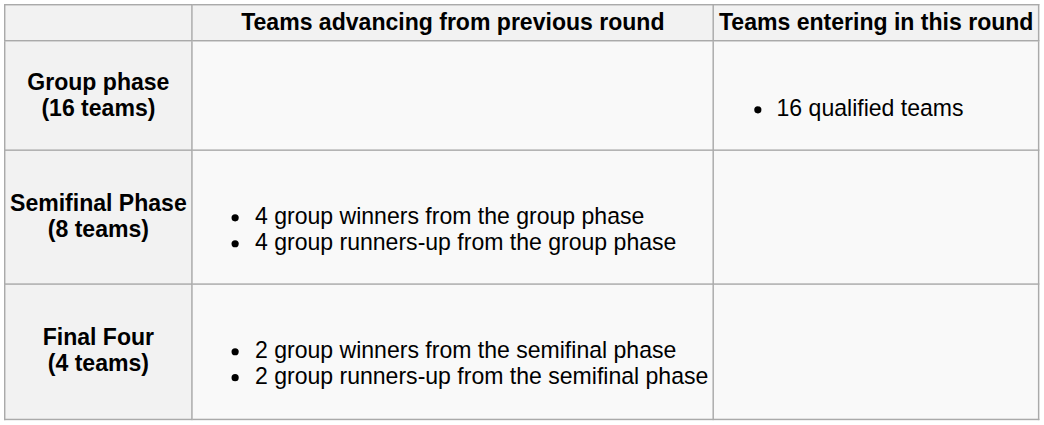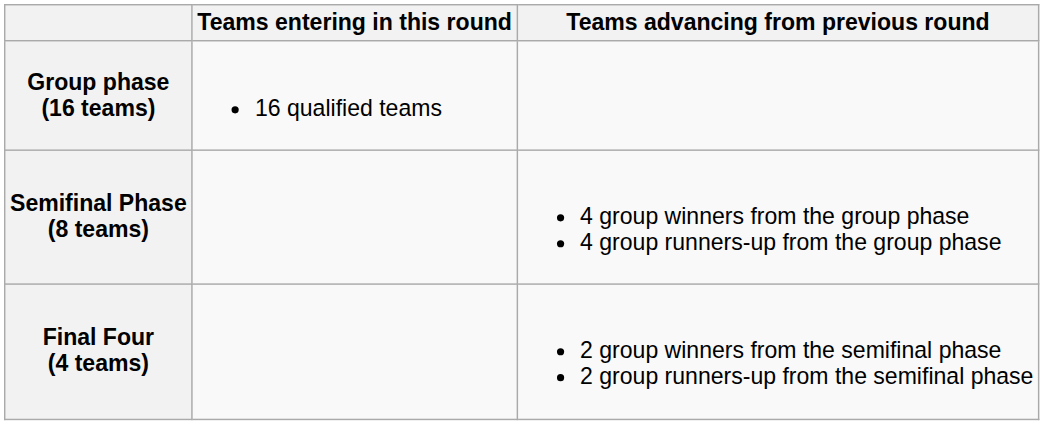columns swapped: (876, 22) <-> (453, 22)
